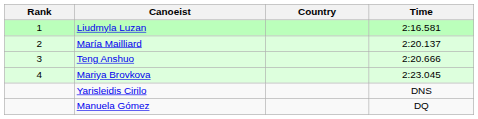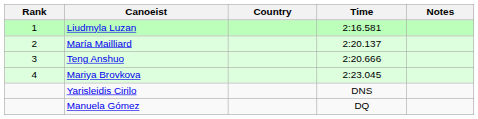+ column: (440, 12)
